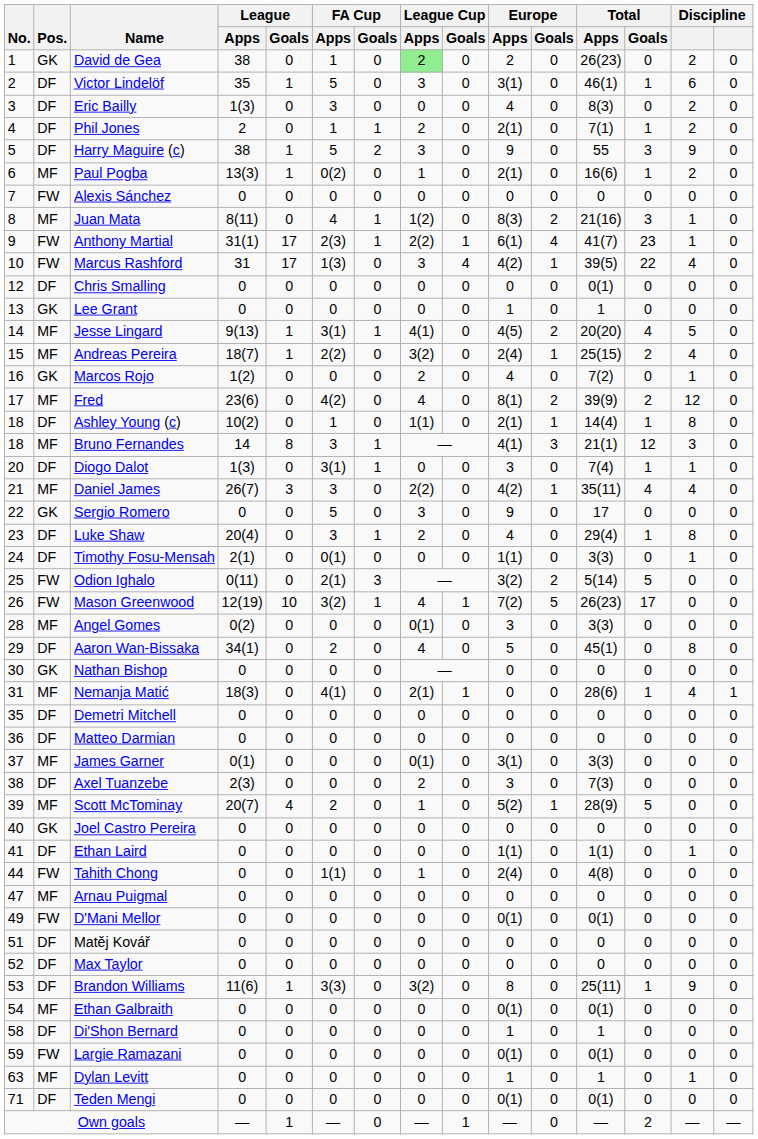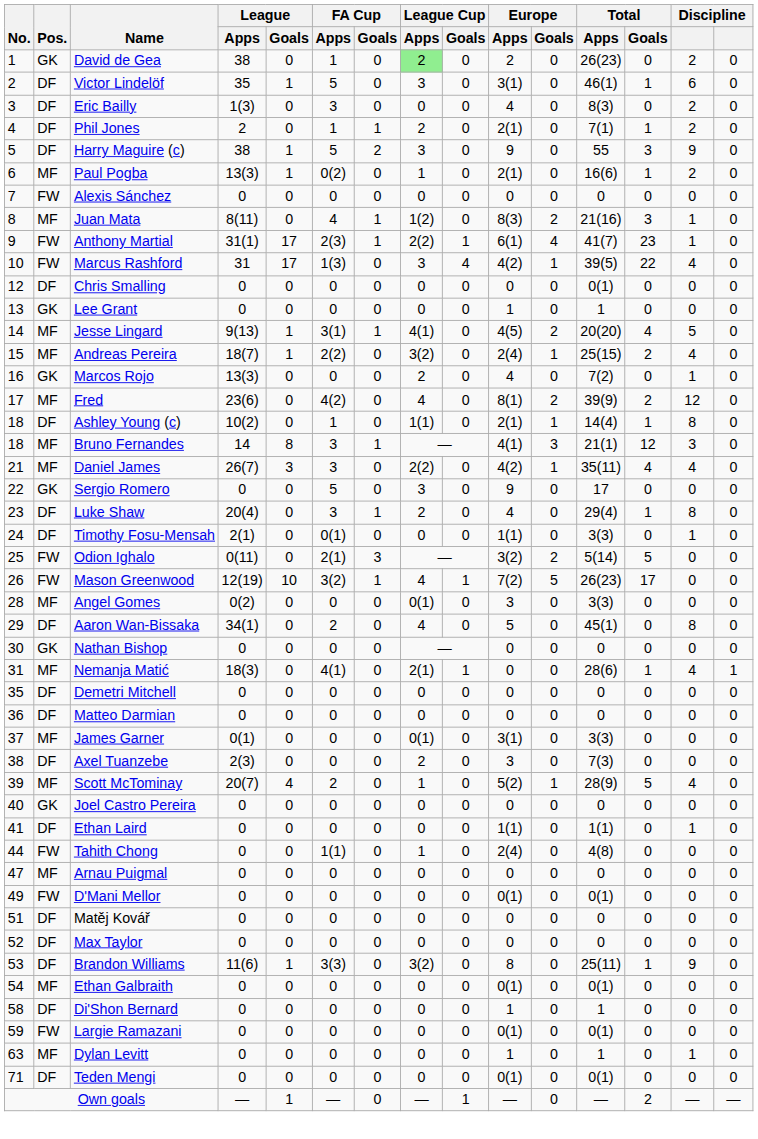(242, 377) 1(2) -> (242, 377) 13(3)
- row: (111, 467)
(692, 806) 0 -> (692, 783) 4
